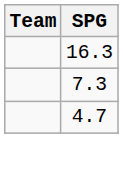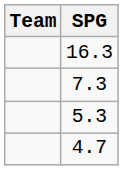+ row: (89, 117)
